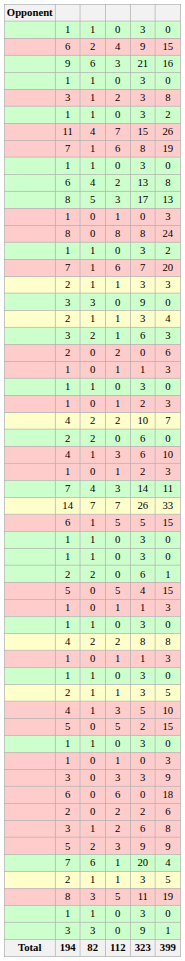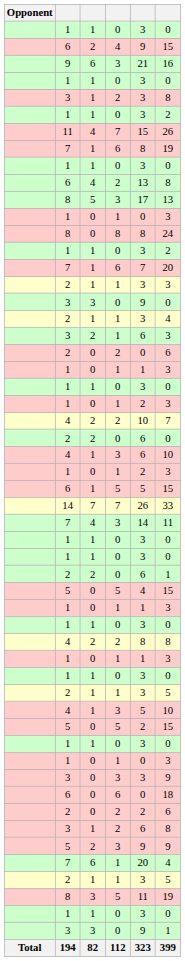rows swapped: (68, 523) <-> (68, 489)
